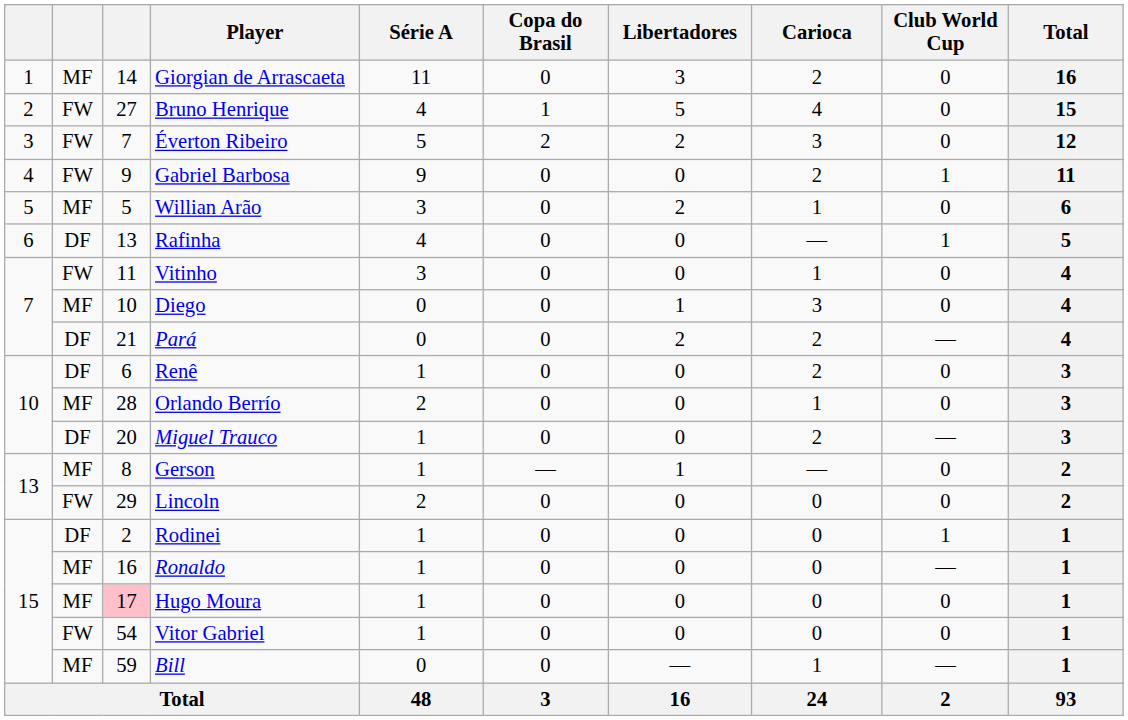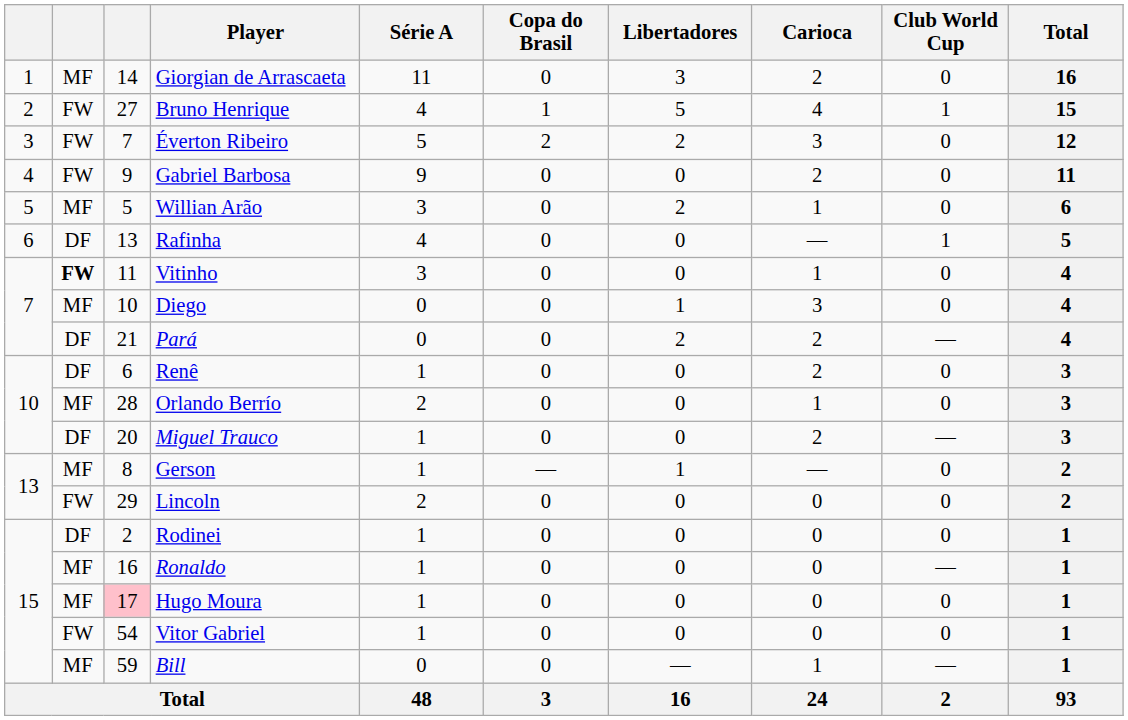(945, 109) 0 -> (946, 109) 1
(945, 175) 1 -> (946, 175) 0
(77, 273) normal -> (78, 273) bold
(945, 535) 1 -> (946, 535) 0
